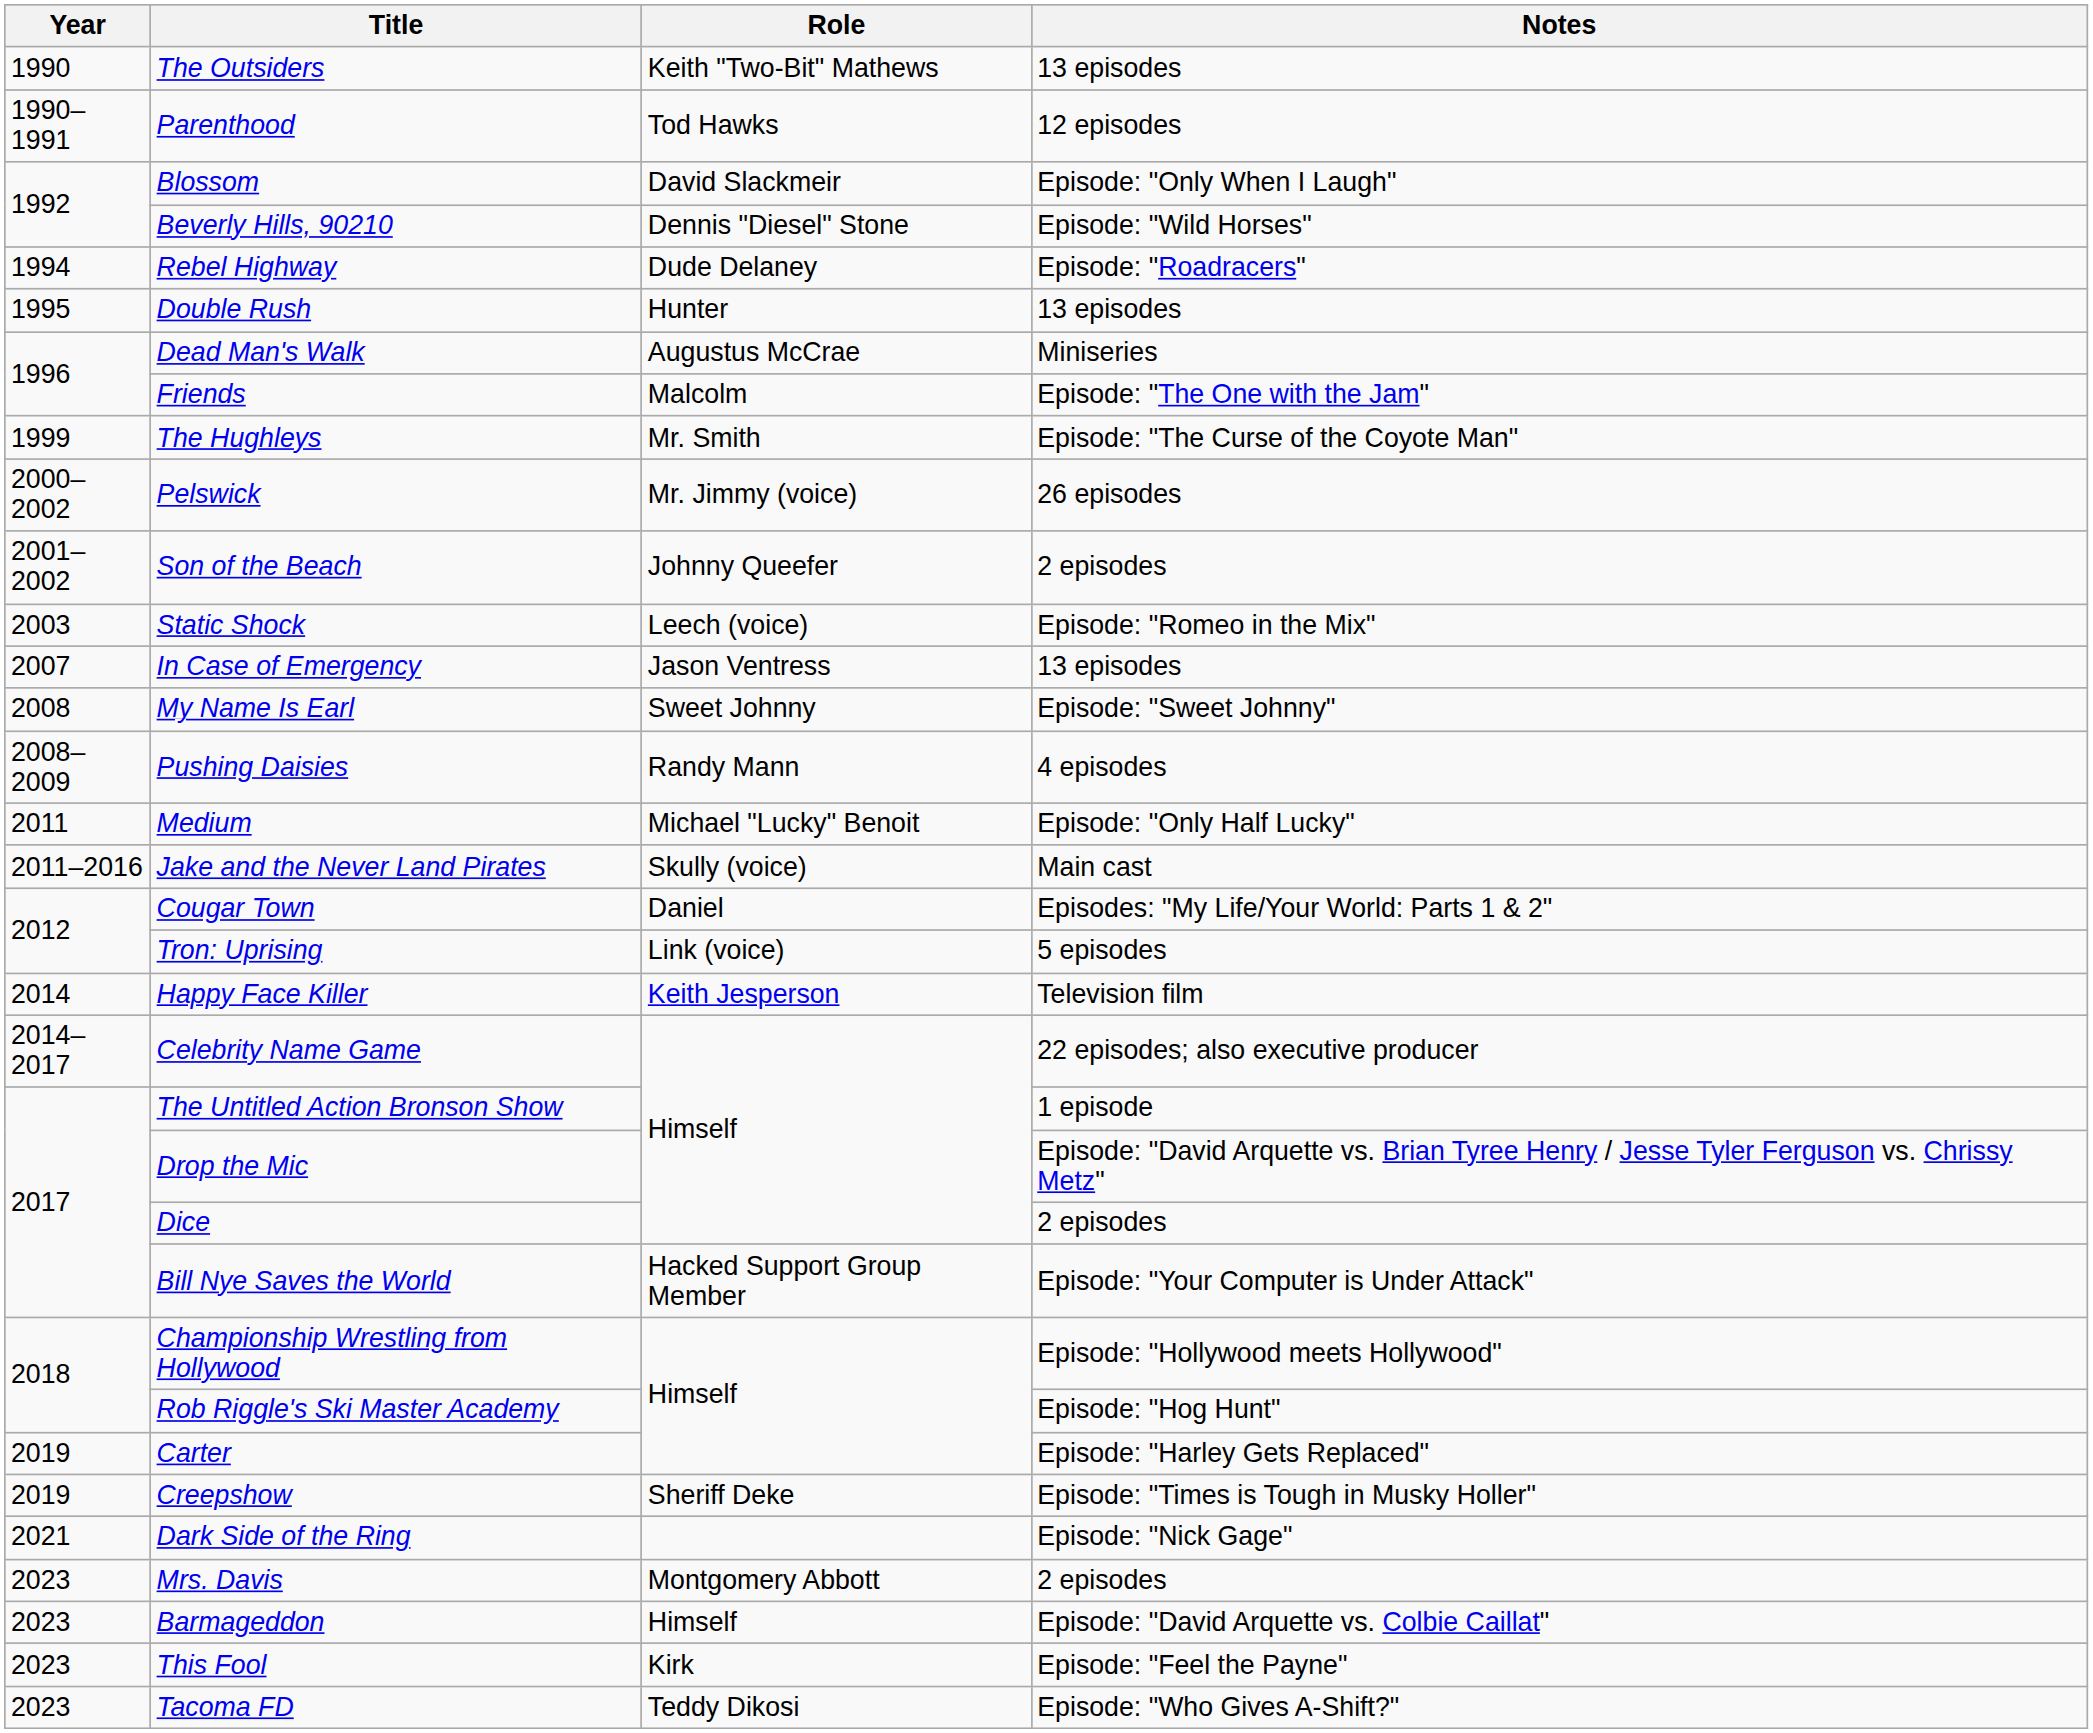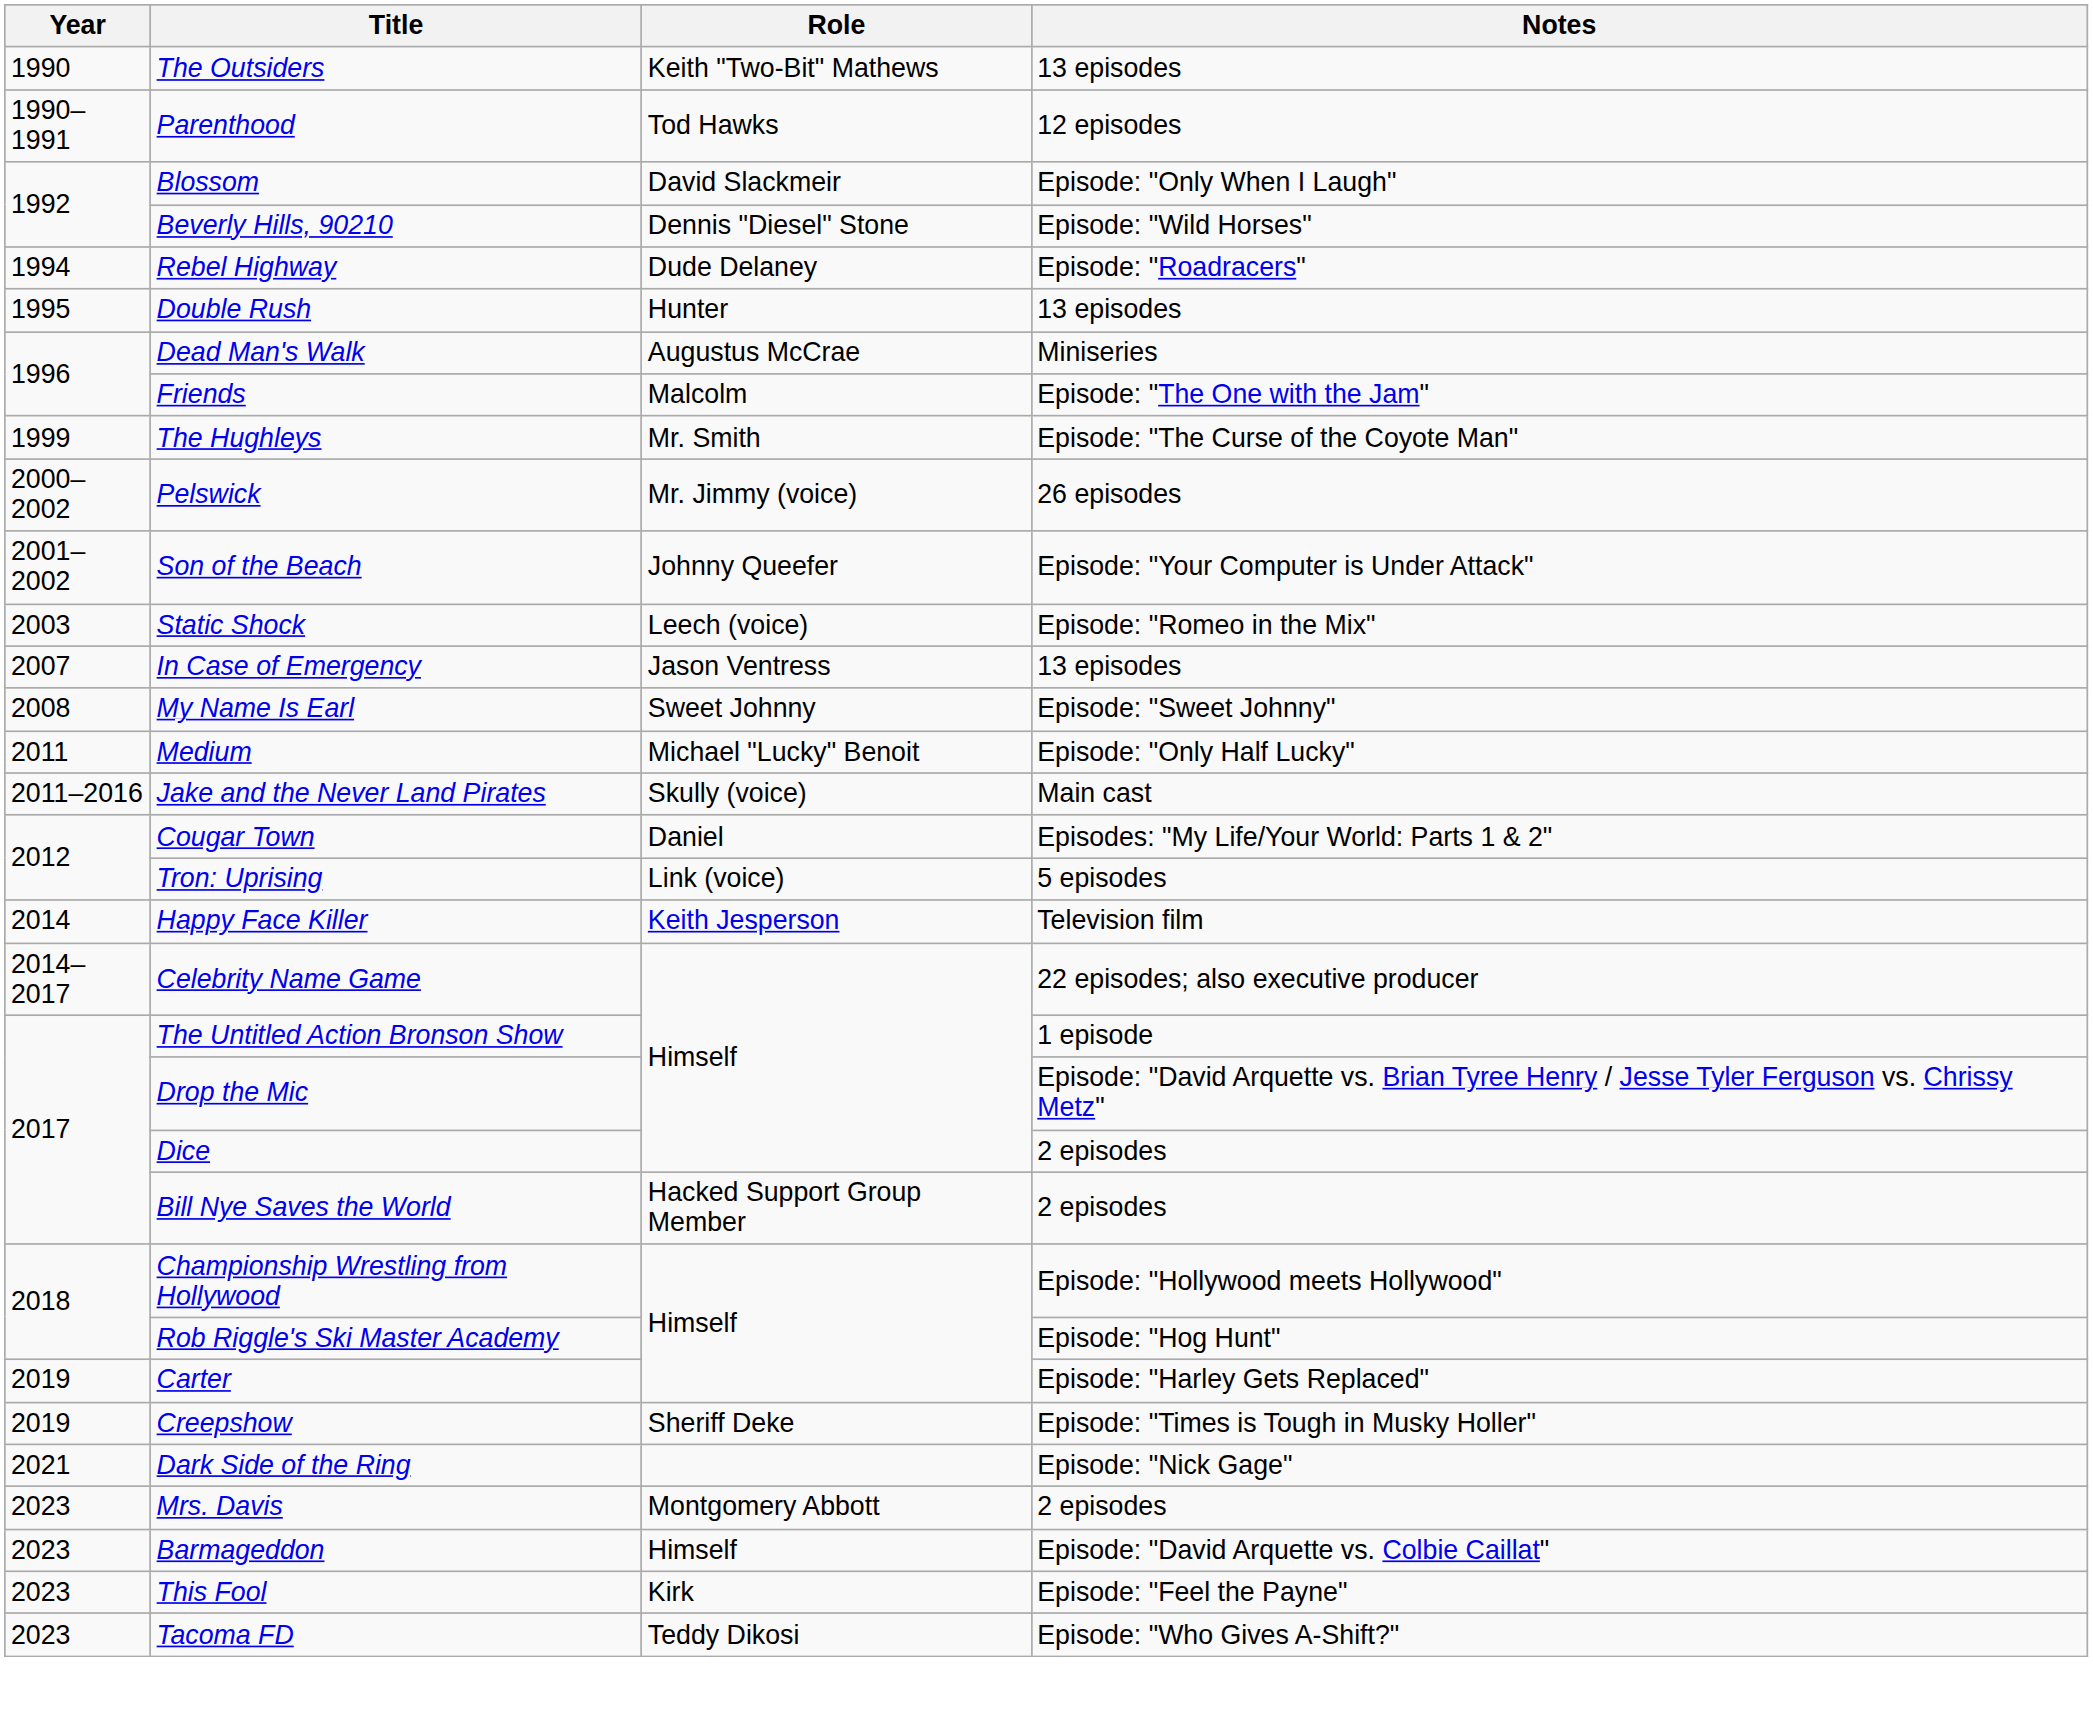(1102, 566) 2 episodes -> (1285, 566) Episode: "Your Computer is Under Attack"
- row: (252, 766)
(1285, 1280) Episode: "Your Computer is Under Attack" -> (1102, 1208) 2 episodes
